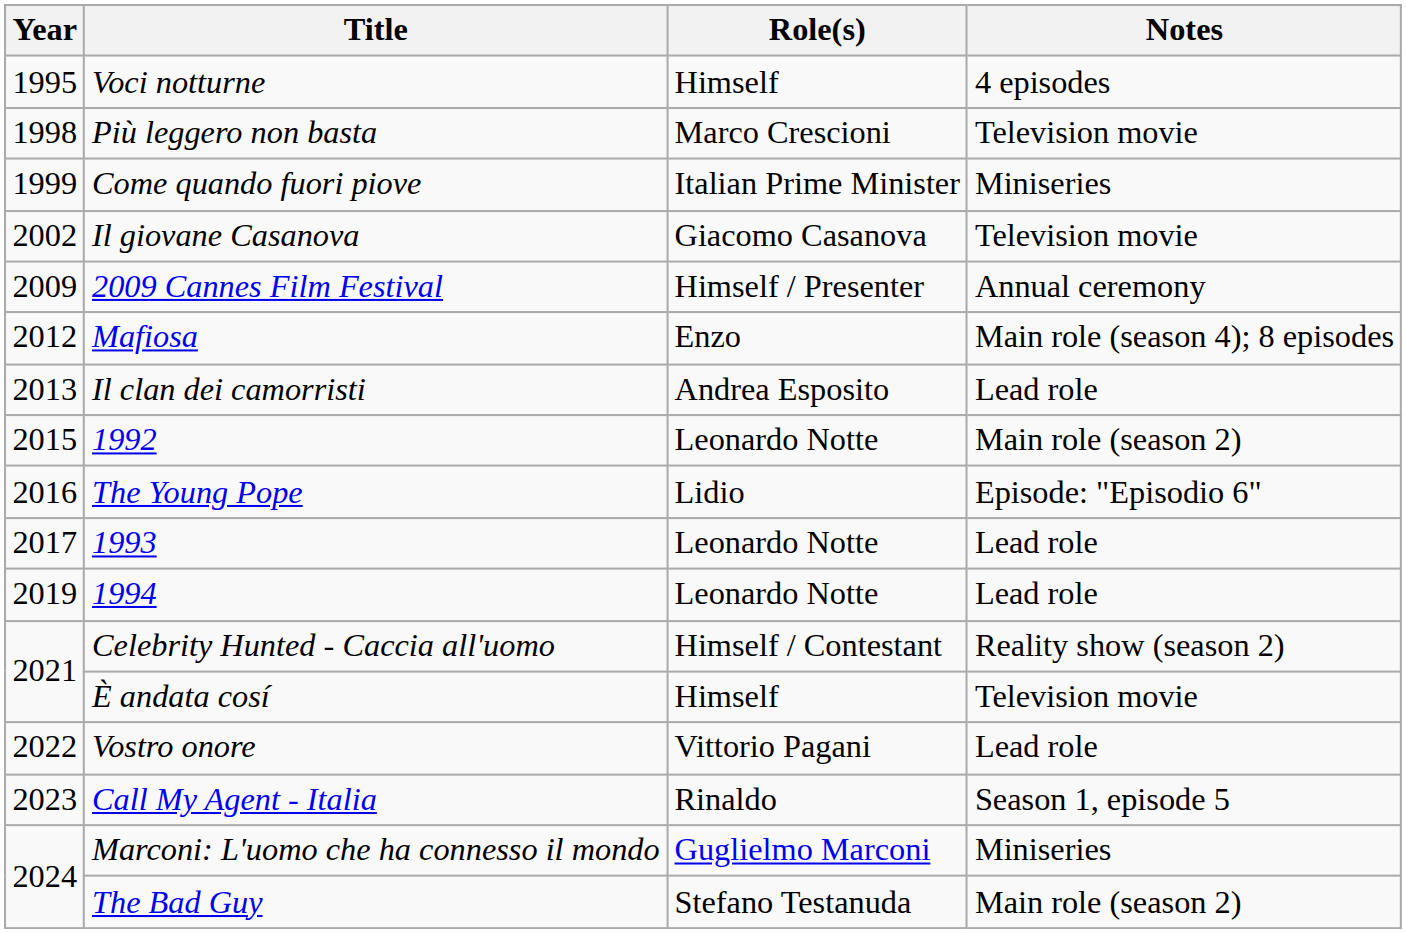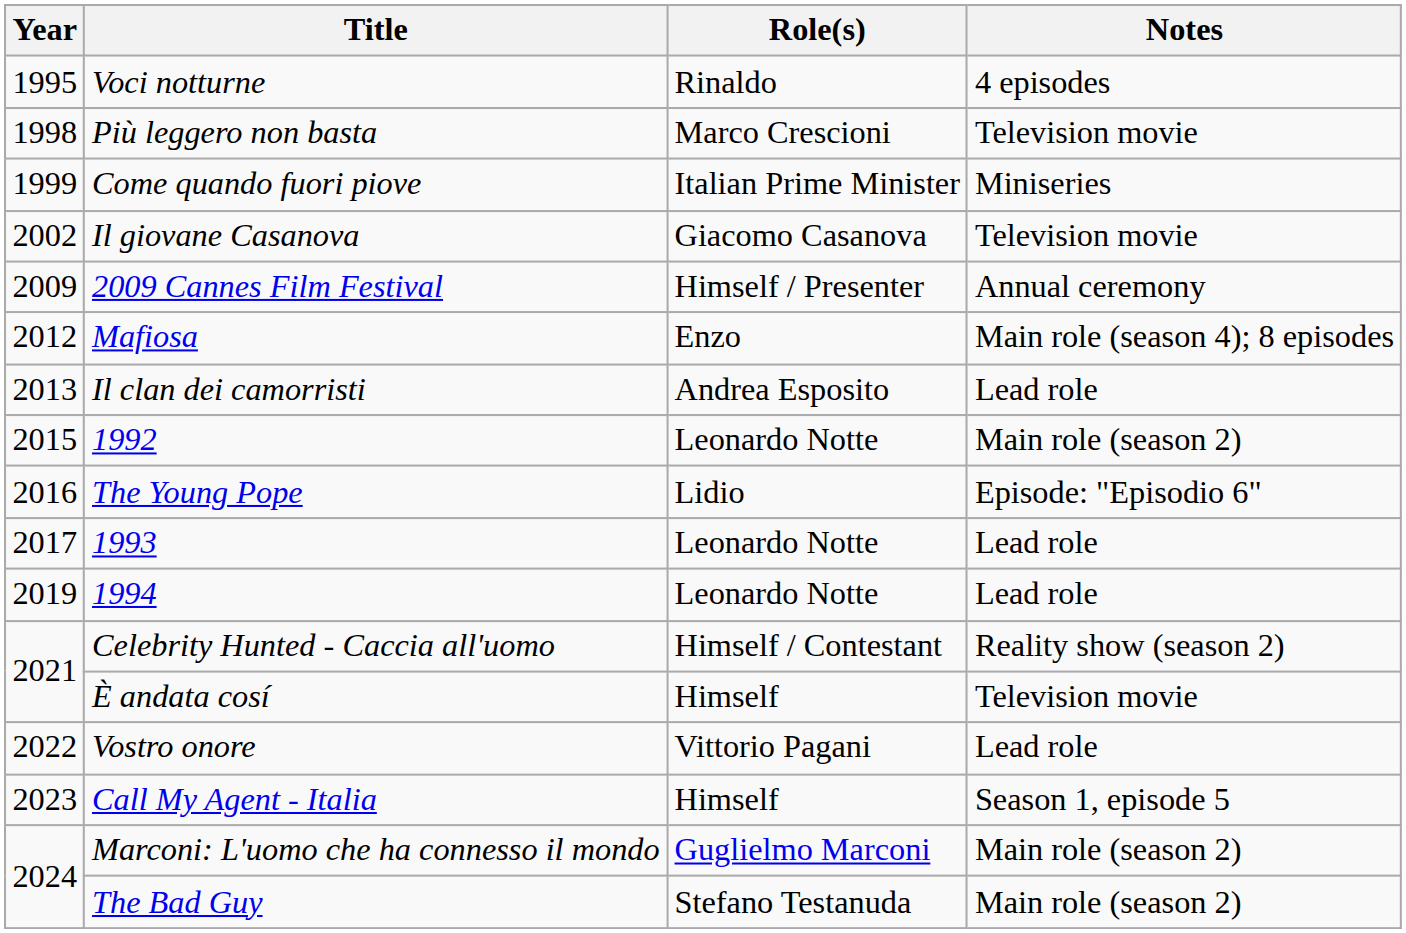(727, 81) Himself -> (726, 81) Rinaldo
(726, 798) Rinaldo -> (727, 798) Himself
(1043, 850) Miniseries -> (1108, 850) Main role (season 2)
